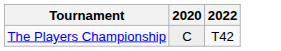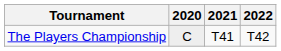+ column: (223, 15)
